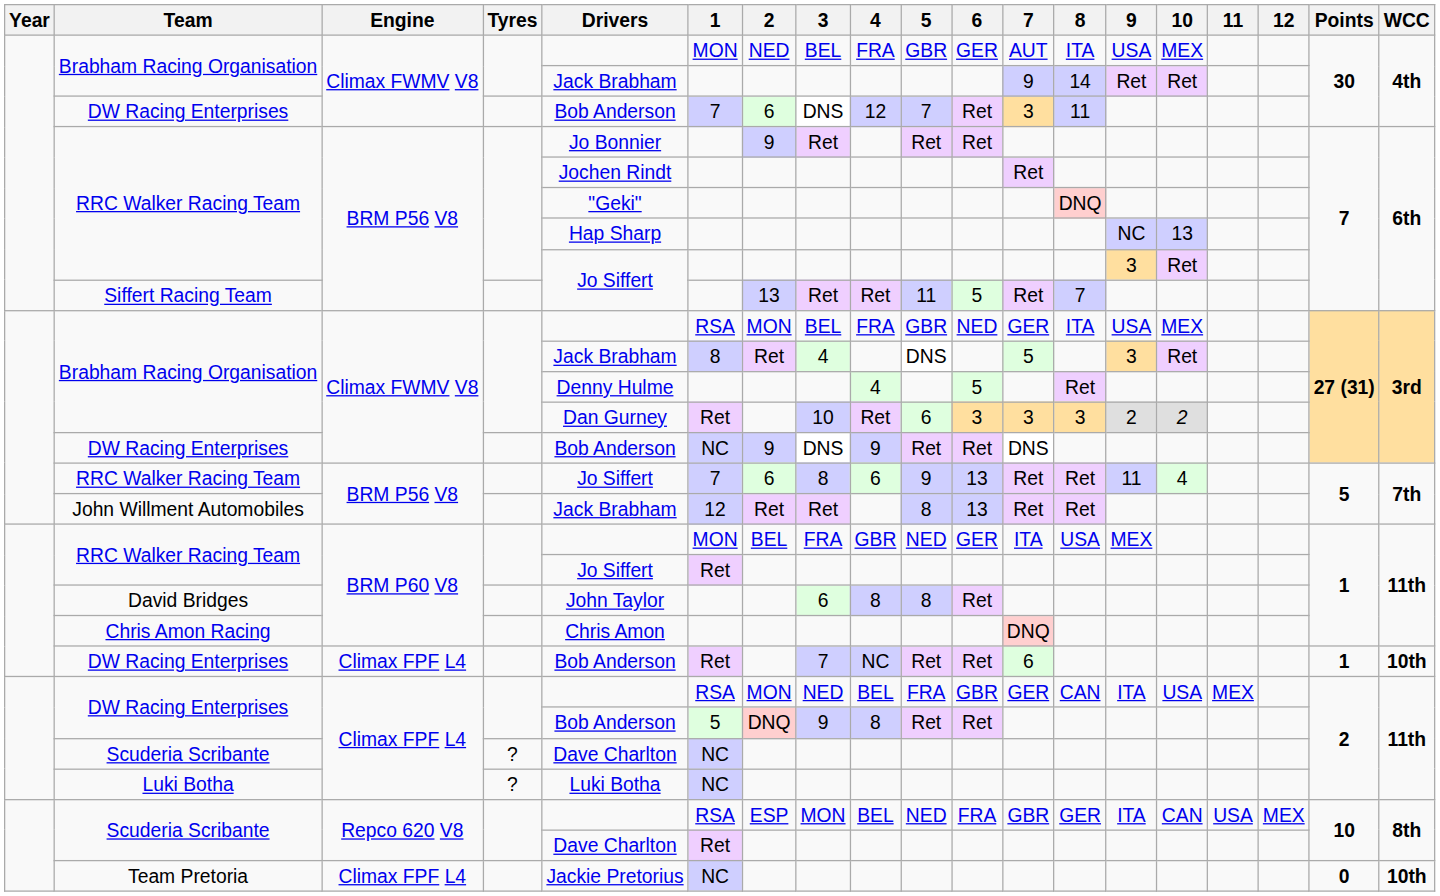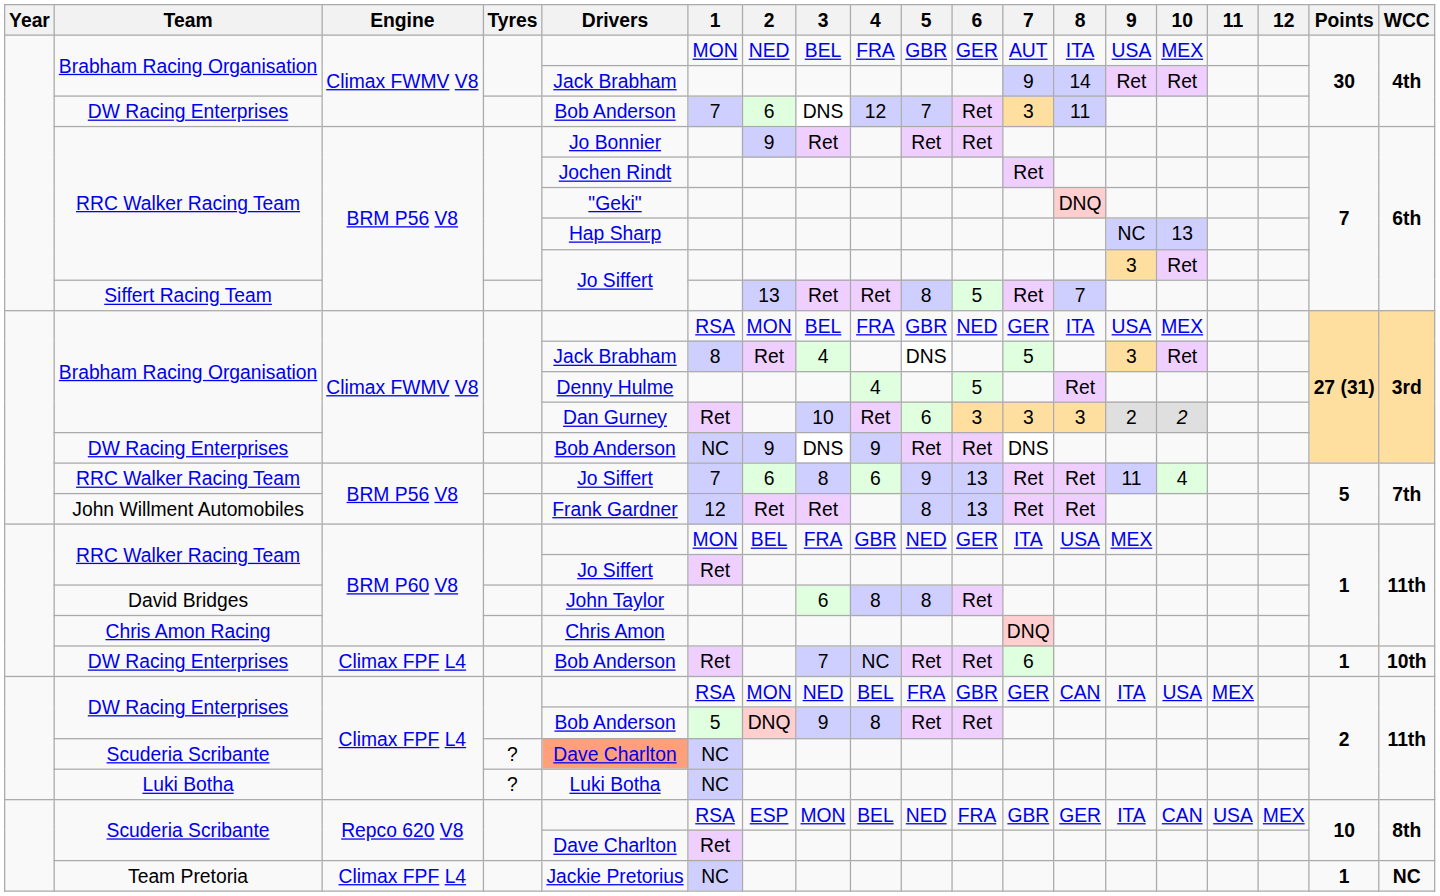(926, 295) 11 -> (926, 295) 8
(615, 509) Jack Brabham -> (615, 509) Frank Gardner
(615, 754) no background -> (615, 754) lightsalmon background
(1344, 876) 0 -> (1344, 876) 1
(1407, 876) 10th -> (1407, 876) NC
